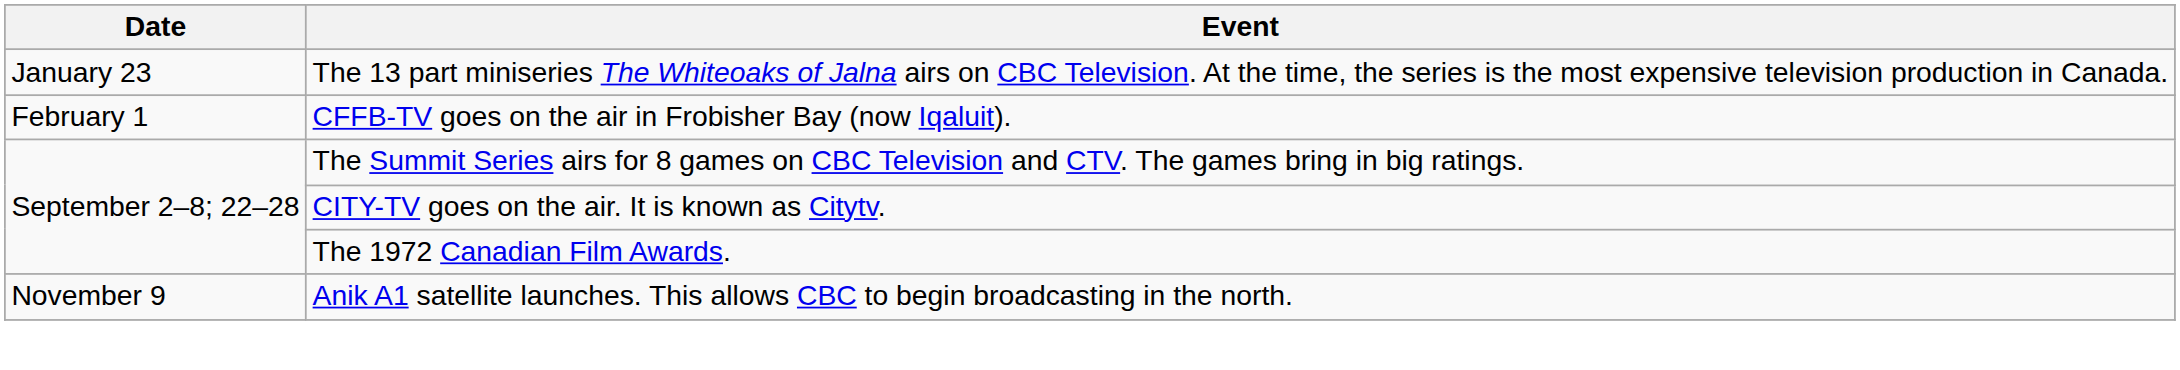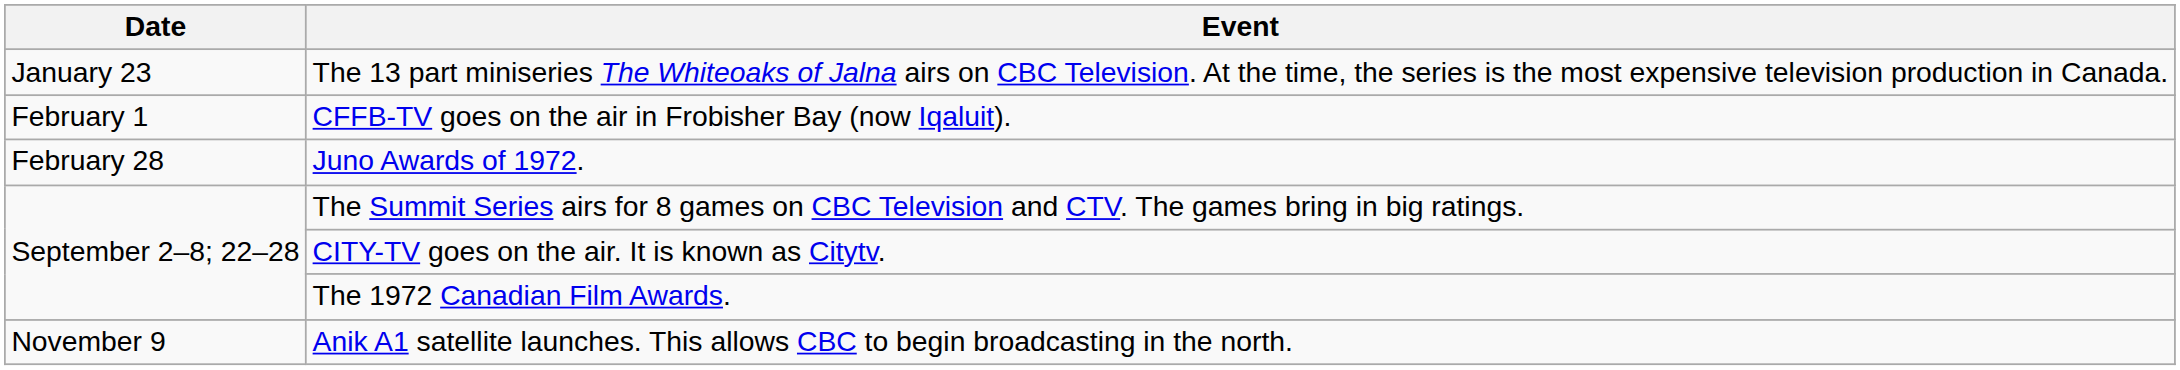+ row: (449, 161)
